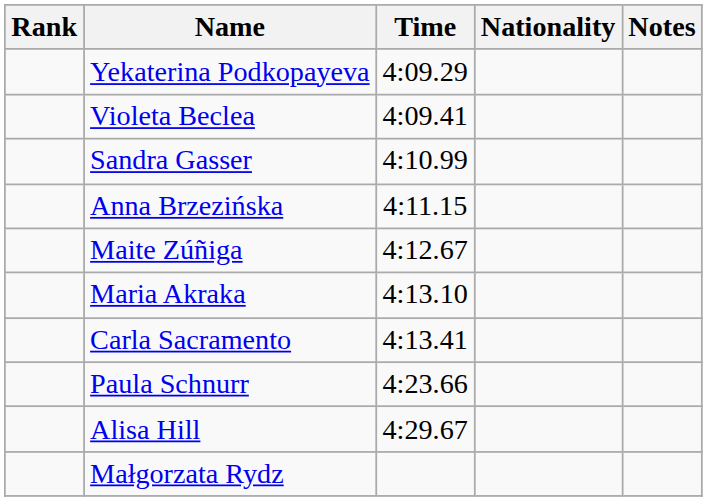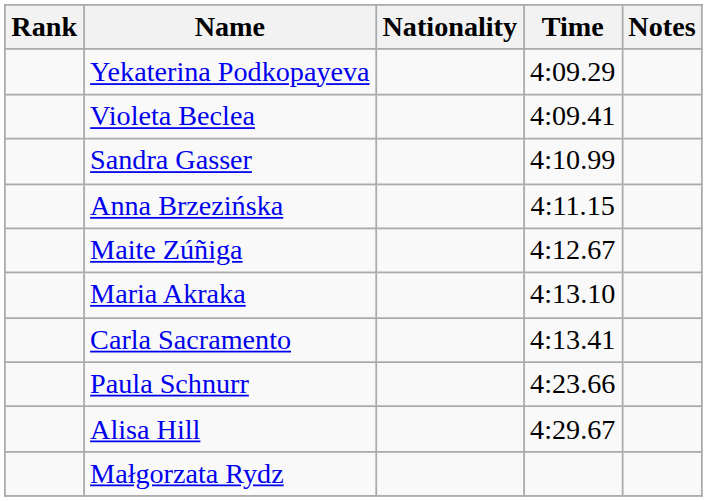columns swapped: (548, 26) <-> (425, 26)
